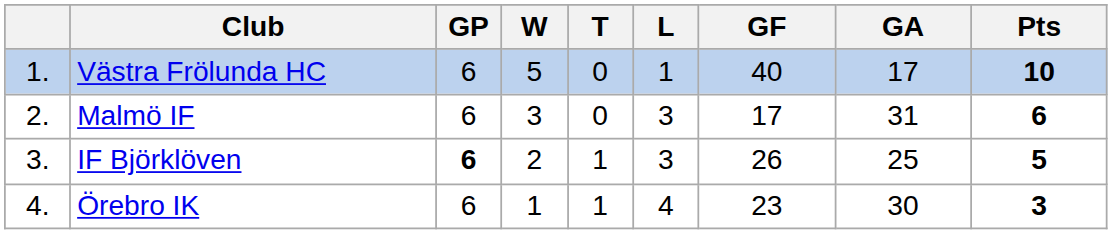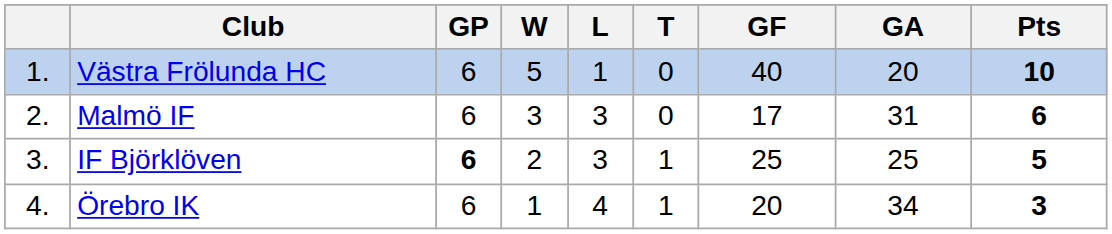columns swapped: (600, 26) <-> (666, 26)
(903, 71) 17 -> (903, 71) 20
(767, 160) 26 -> (767, 160) 25
(767, 205) 23 -> (767, 205) 20
(903, 205) 30 -> (903, 205) 34
